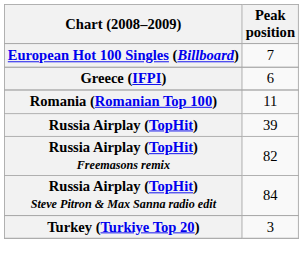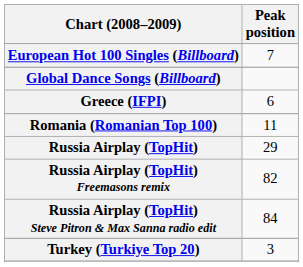+ row: (123, 78)
(270, 124) 39 -> (270, 147) 29
